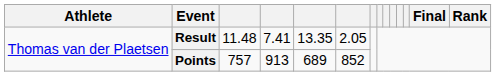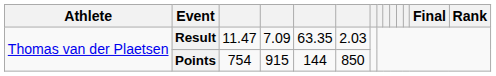(239, 38) 11.48 -> (239, 38) 11.47
(277, 38) 7.41 -> (277, 38) 7.09
(315, 38) 13.35 -> (315, 38) 63.35
(353, 38) 2.05 -> (353, 38) 2.03
(239, 61) 757 -> (239, 61) 754
(277, 61) 913 -> (277, 61) 915
(315, 61) 689 -> (315, 61) 144
(353, 61) 852 -> (353, 61) 850
